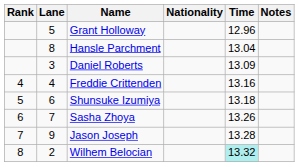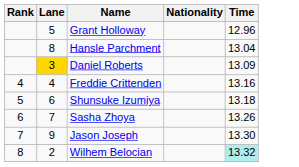- column: (276, 13)
(52, 65) no background -> (52, 65) gold background
(242, 135) 13.28 -> (242, 135) 13.30
